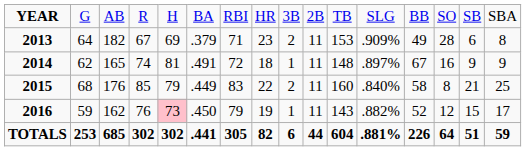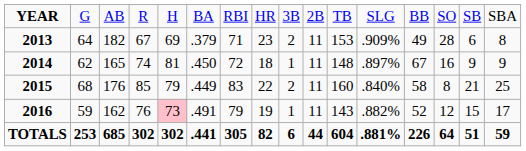(203, 63) .491 -> (203, 63) .450
(203, 110) .450 -> (203, 110) .491
